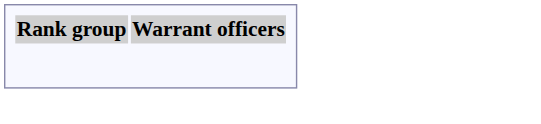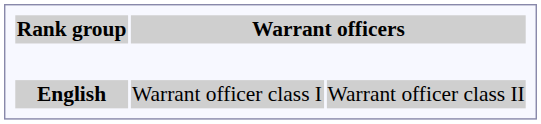+ row: (72, 94)
